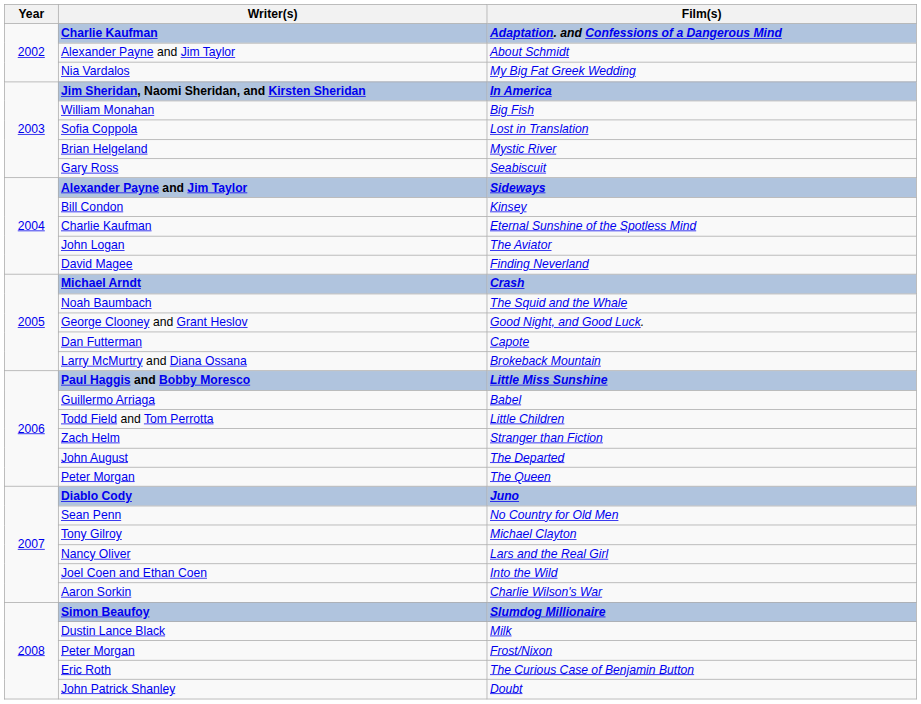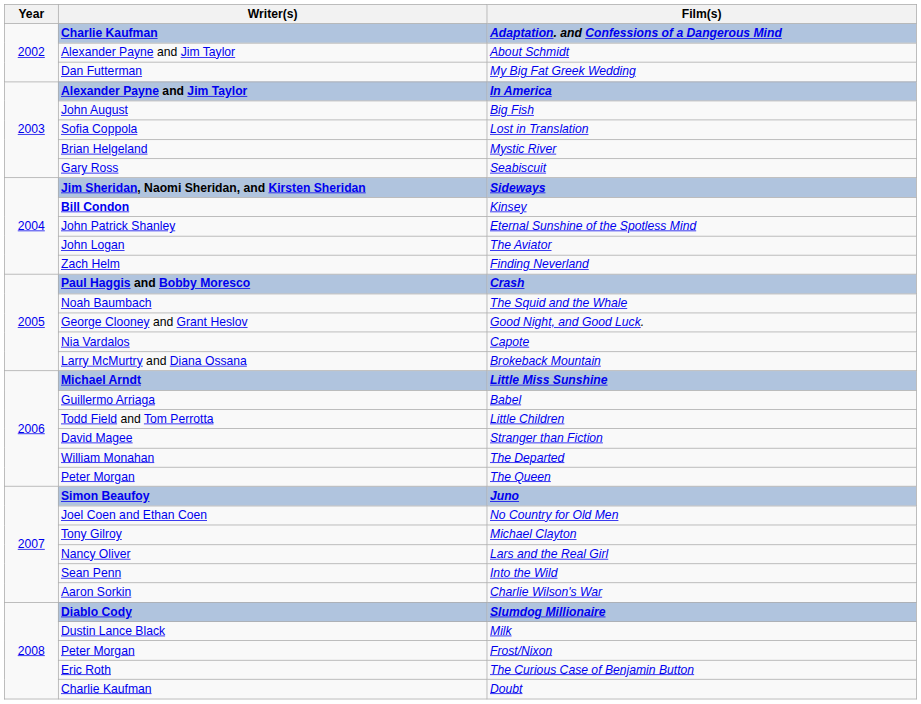(95, 71) Nia Vardalos -> (102, 71) Dan Futterman
(213, 91) Jim Sheridan, Naomi Sheridan, and Kirsten Sheridan -> (154, 91) Alexander Payne and Jim Taylor
(108, 110) William Monahan -> (94, 110) John August
(154, 187) Alexander Payne and Jim Taylor -> (213, 187) Jim Sheridan, Naomi Sheridan, and Kirsten Sheridan
(92, 206) normal -> (95, 206) bold
(106, 226) Charlie Kaufman -> (118, 226) John Patrick Shanley
(97, 264) David Magee -> (90, 264) Zach Helm
(101, 284) Michael Arndt -> (156, 284) Paul Haggis and Bobby Moresco
(102, 341) Dan Futterman -> (95, 341) Nia Vardalos
(156, 380) Paul Haggis and Bobby Moresco -> (101, 380) Michael Arndt
(90, 438) Zach Helm -> (97, 438) David Magee
(94, 457) John August -> (108, 457) William Monahan
(96, 496) Diablo Cody -> (105, 496) Simon Beaufoy
(91, 515) Sean Penn -> (134, 515) Joel Coen and Ethan Coen
(134, 573) Joel Coen and Ethan Coen -> (91, 573) Sean Penn
(105, 611) Simon Beaufoy -> (96, 611) Diablo Cody
(118, 689) John Patrick Shanley -> (106, 689) Charlie Kaufman
